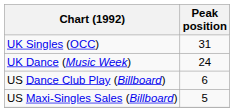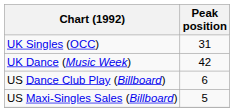(205, 62) 24 -> (205, 62) 42
